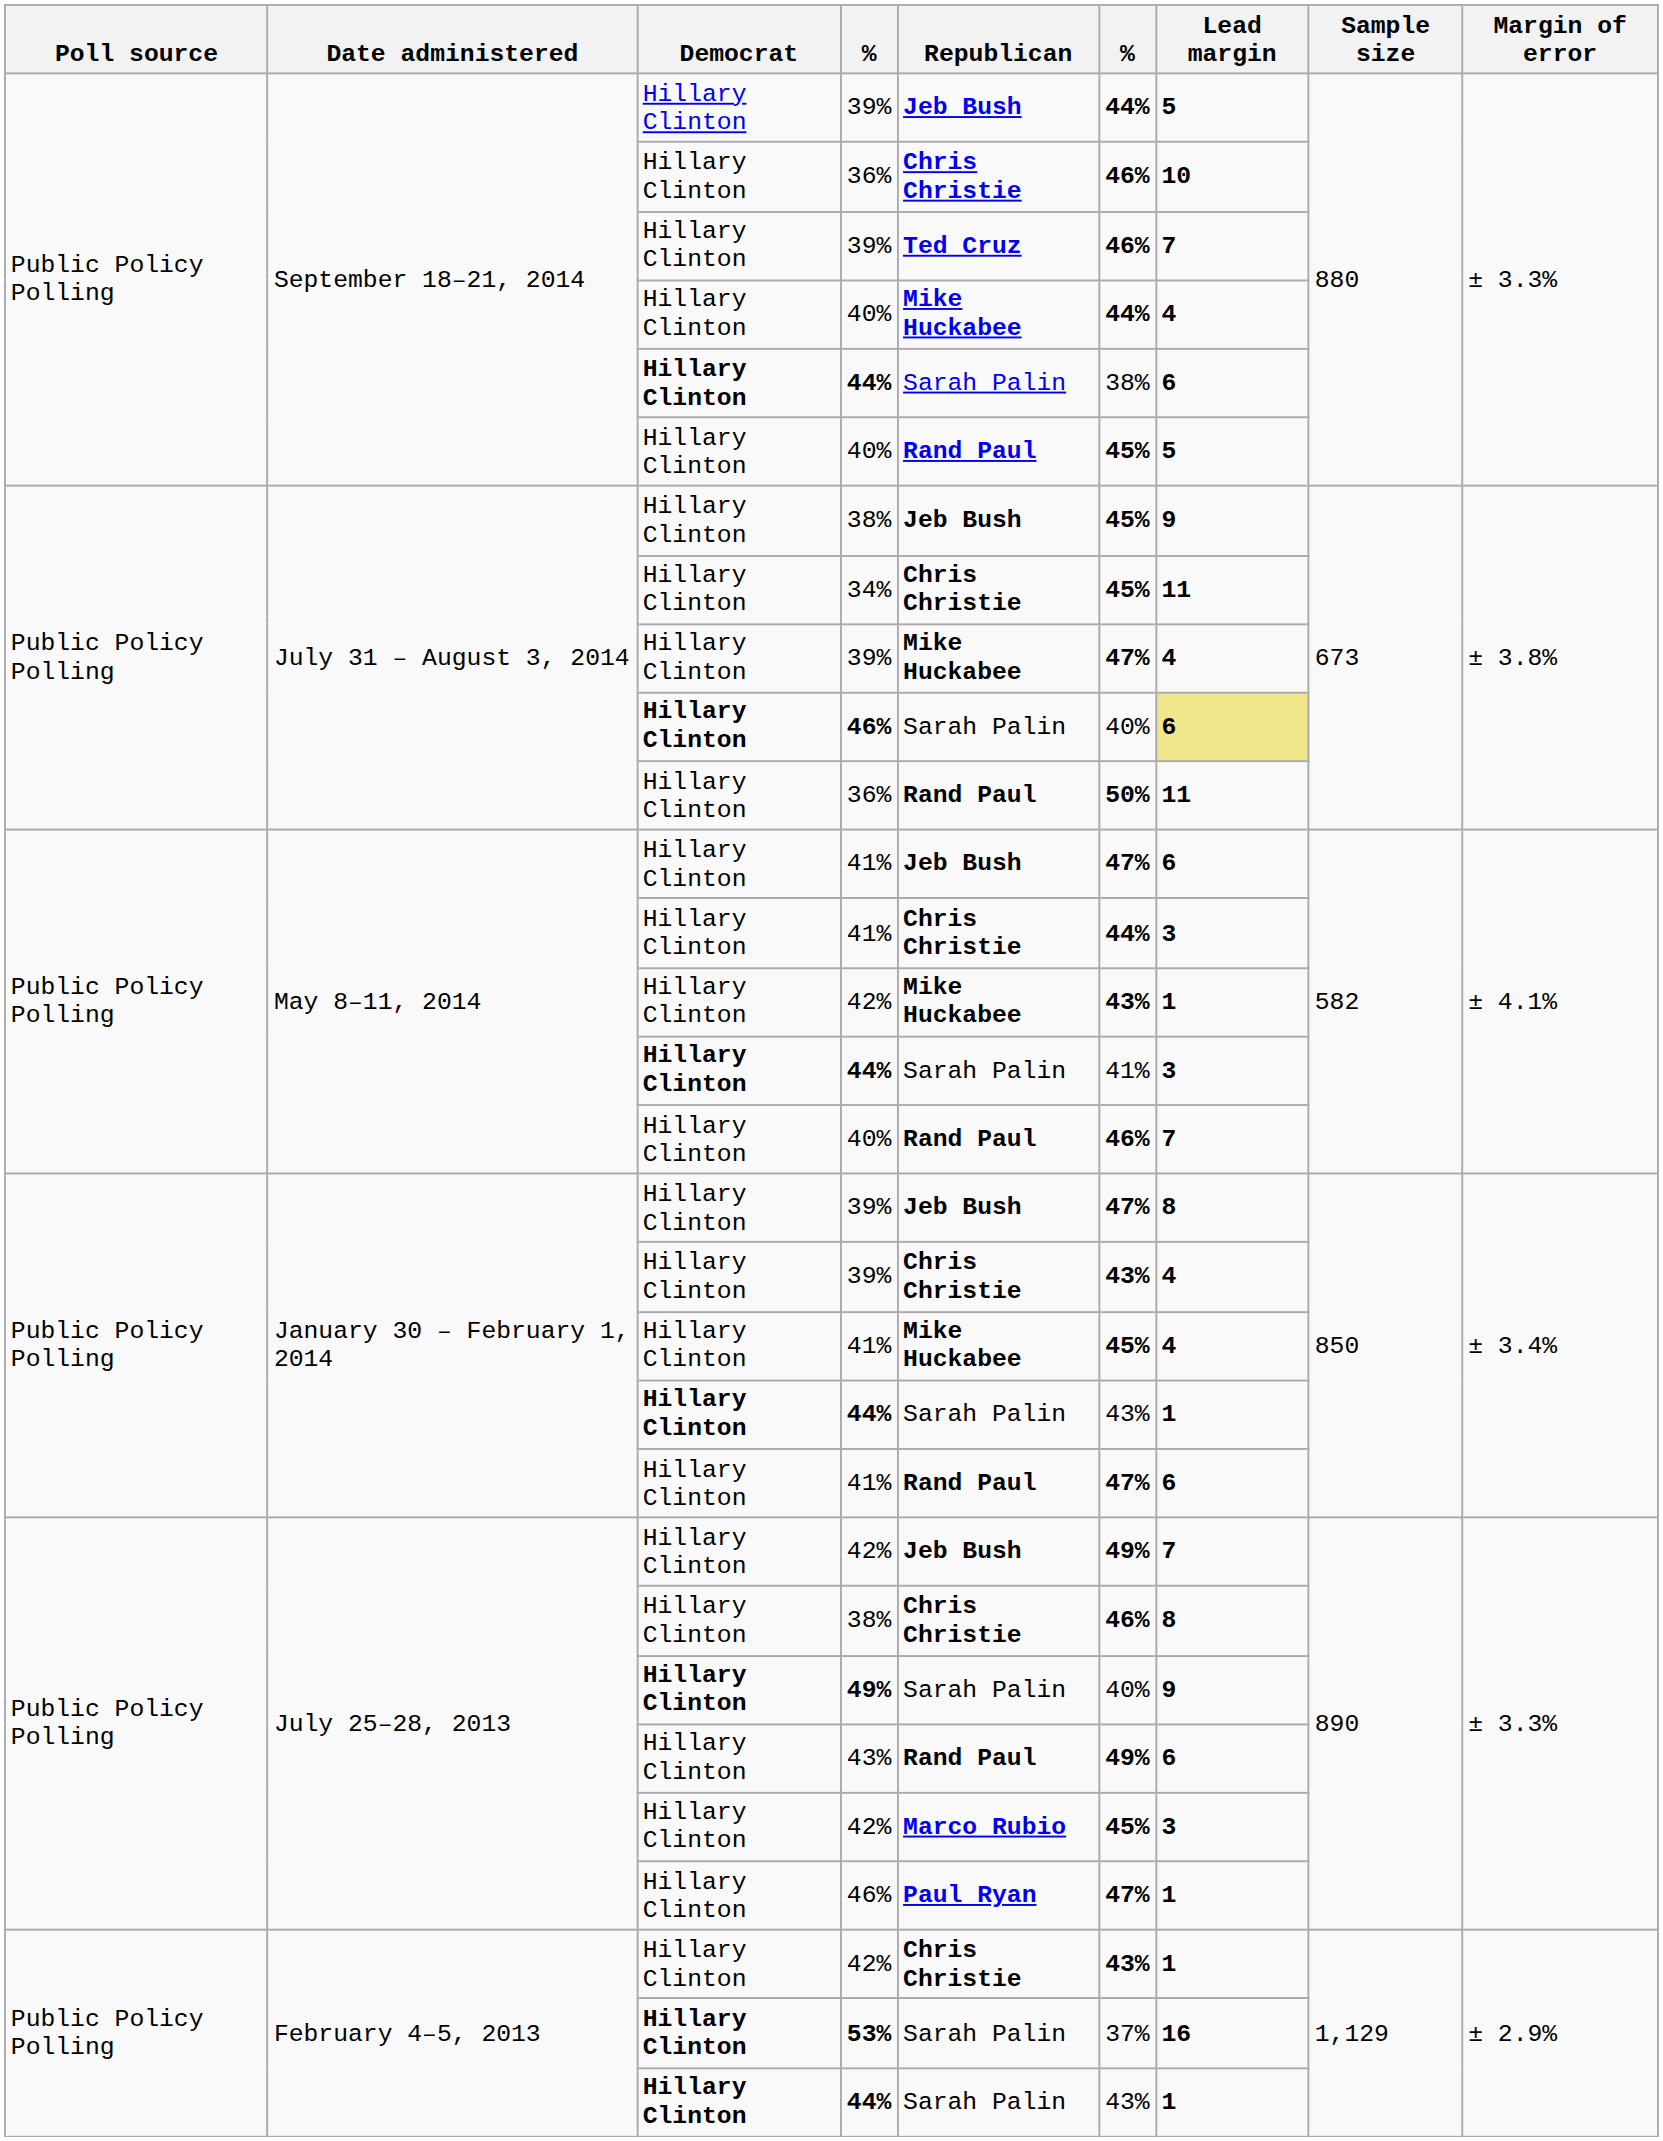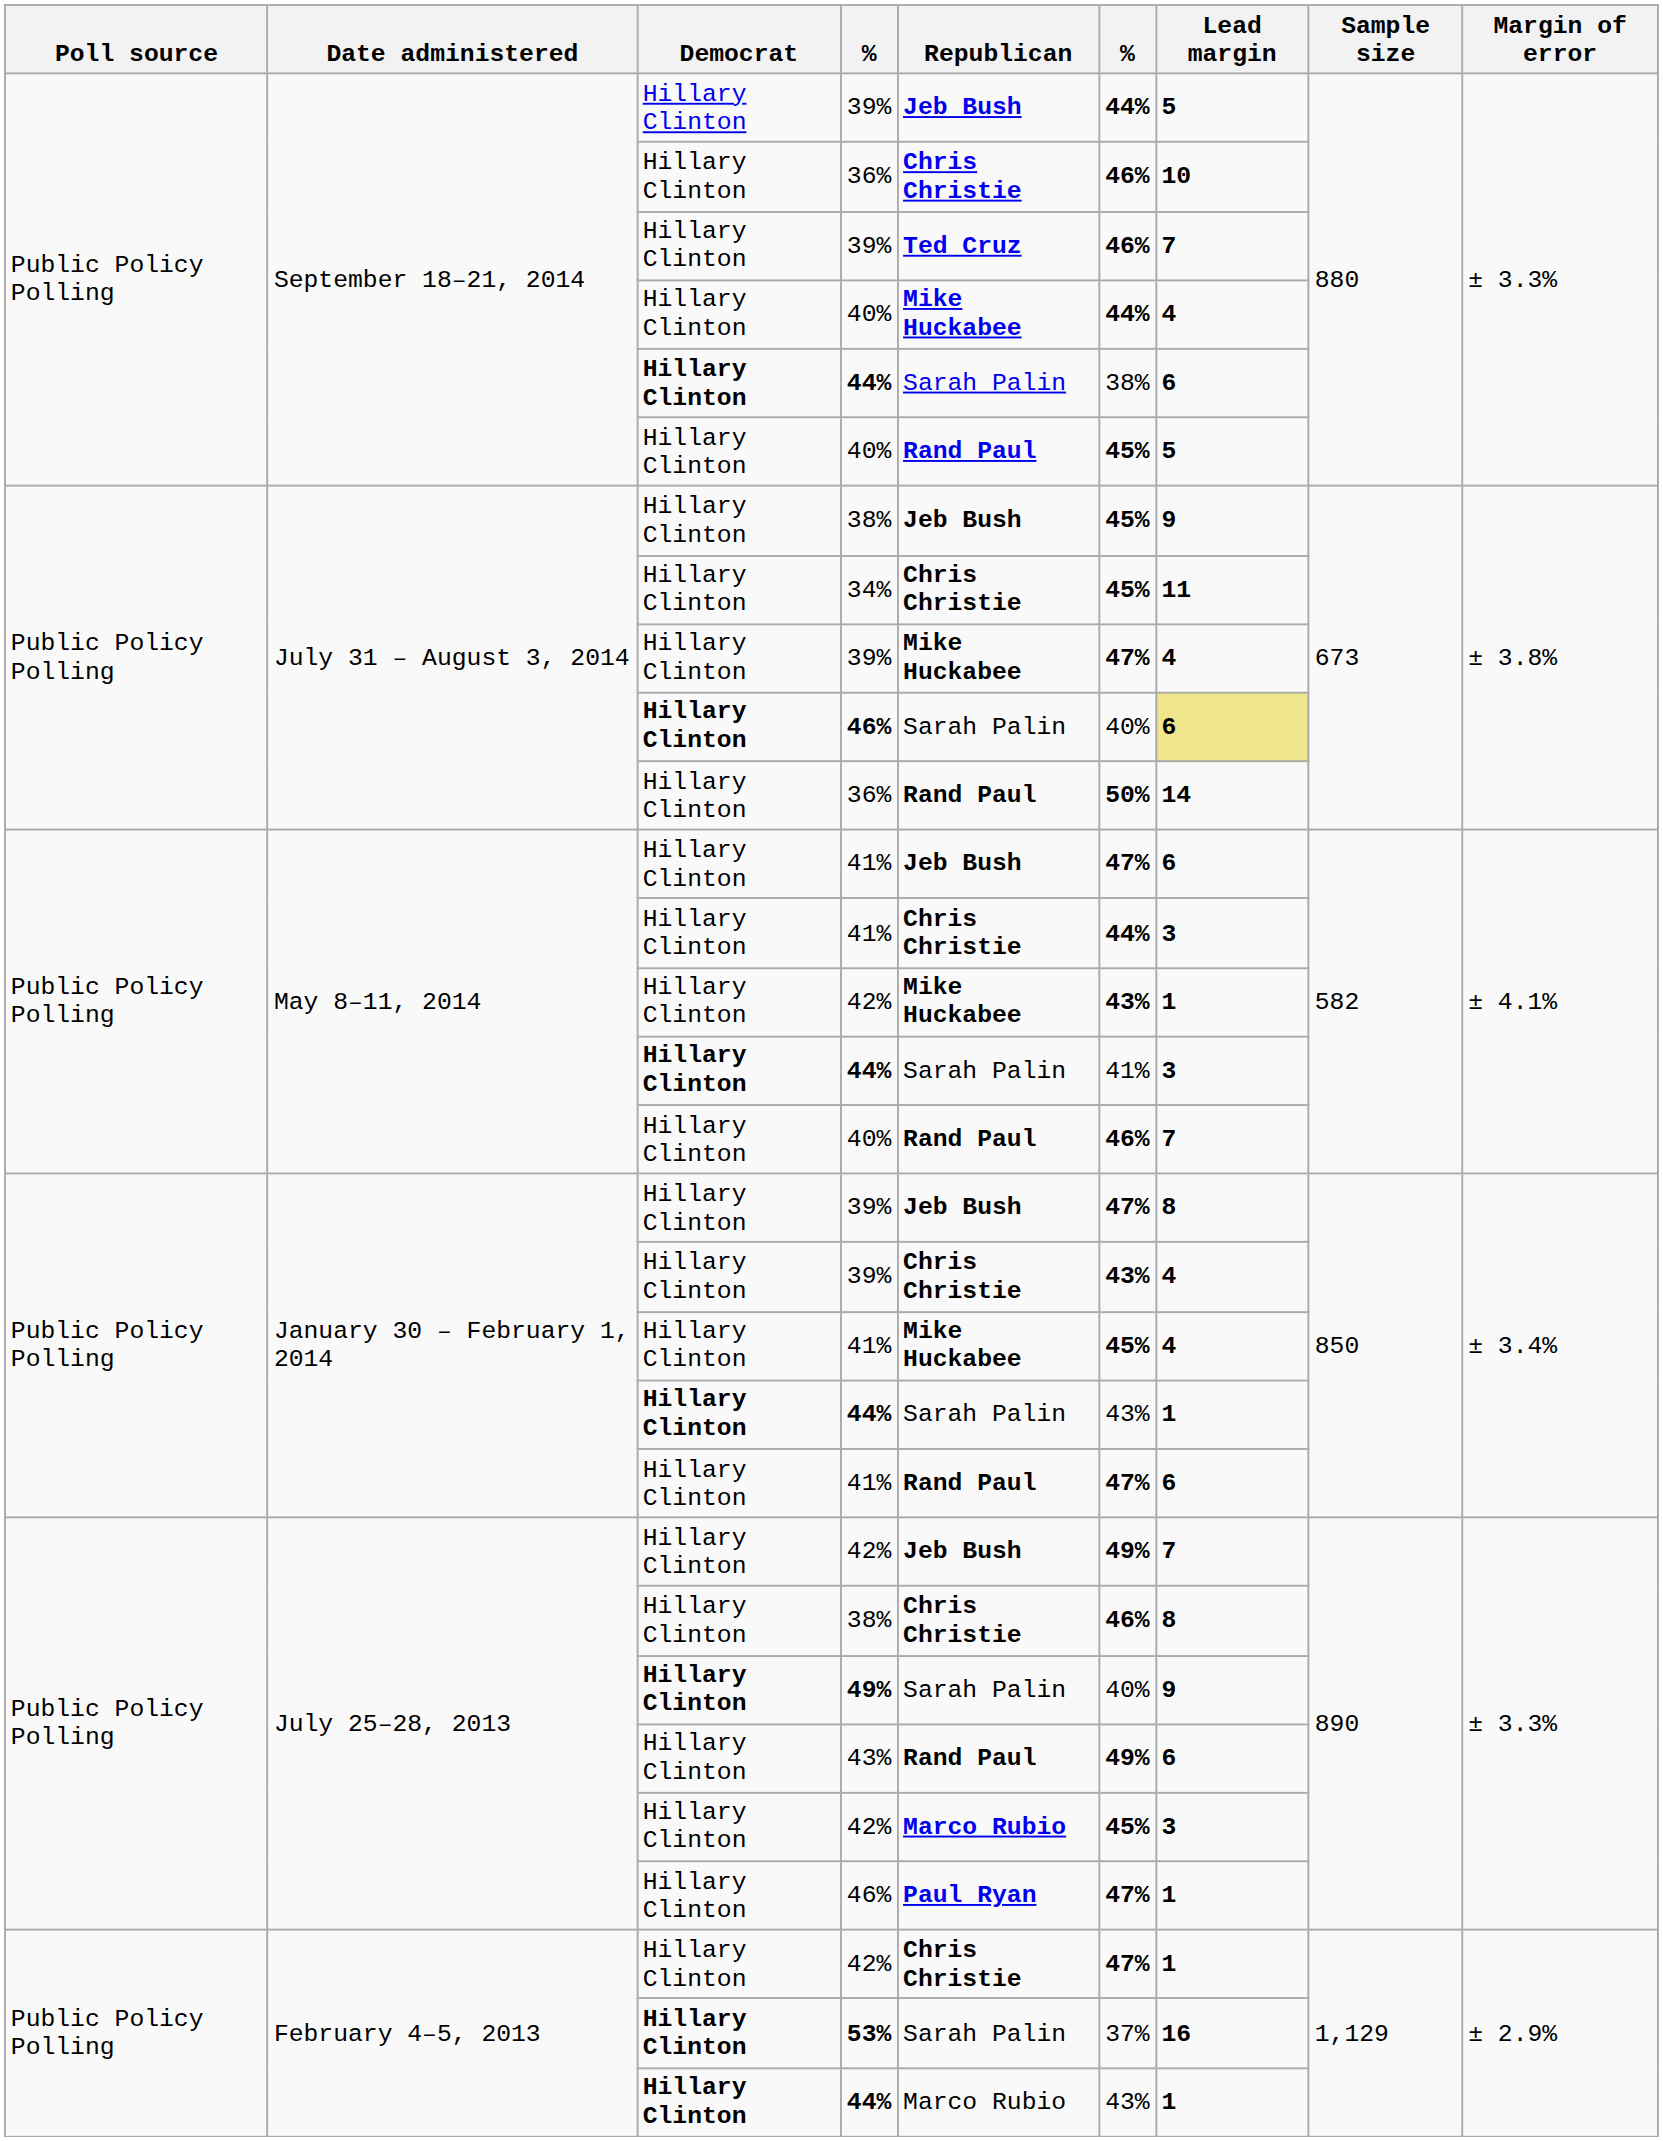(1176, 796) 11 -> (1176, 796) 14
(1127, 1965) 43% -> (1127, 1965) 47%
(985, 2102) Sarah Palin -> (985, 2102) Marco Rubio
